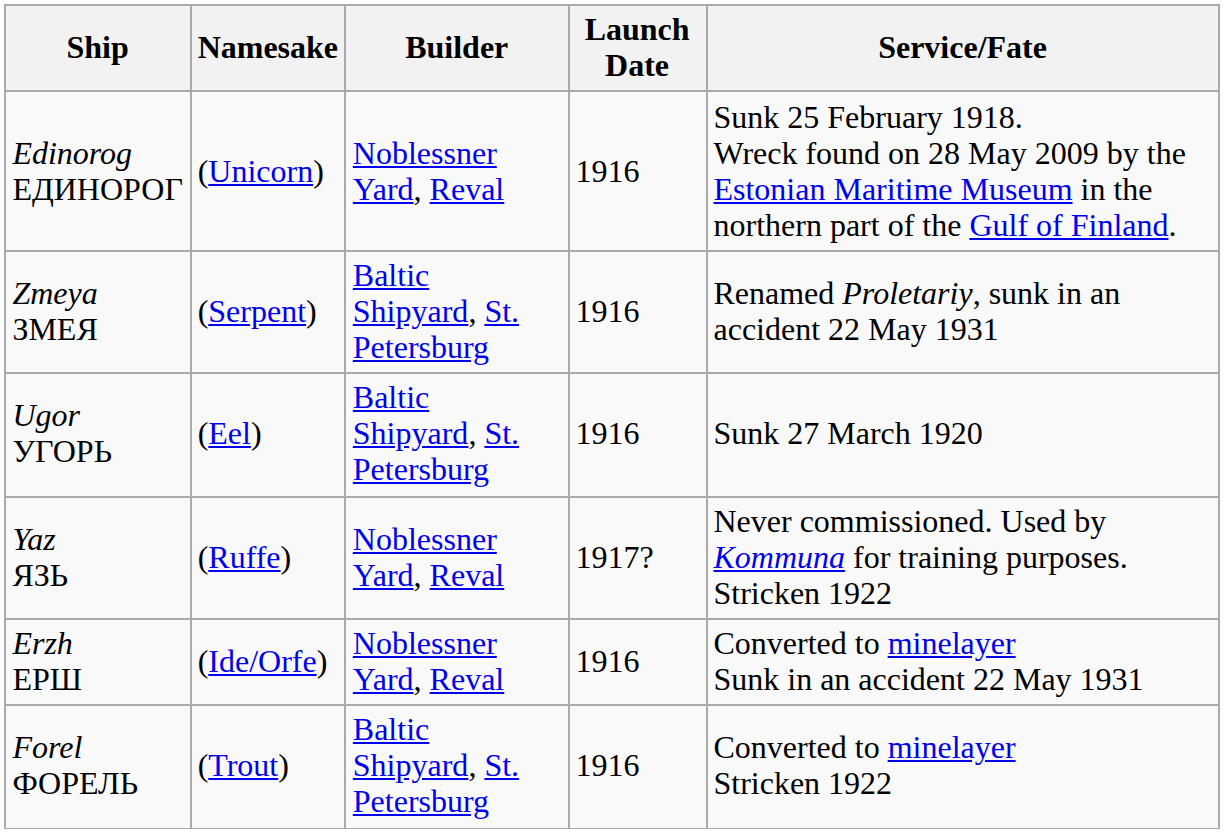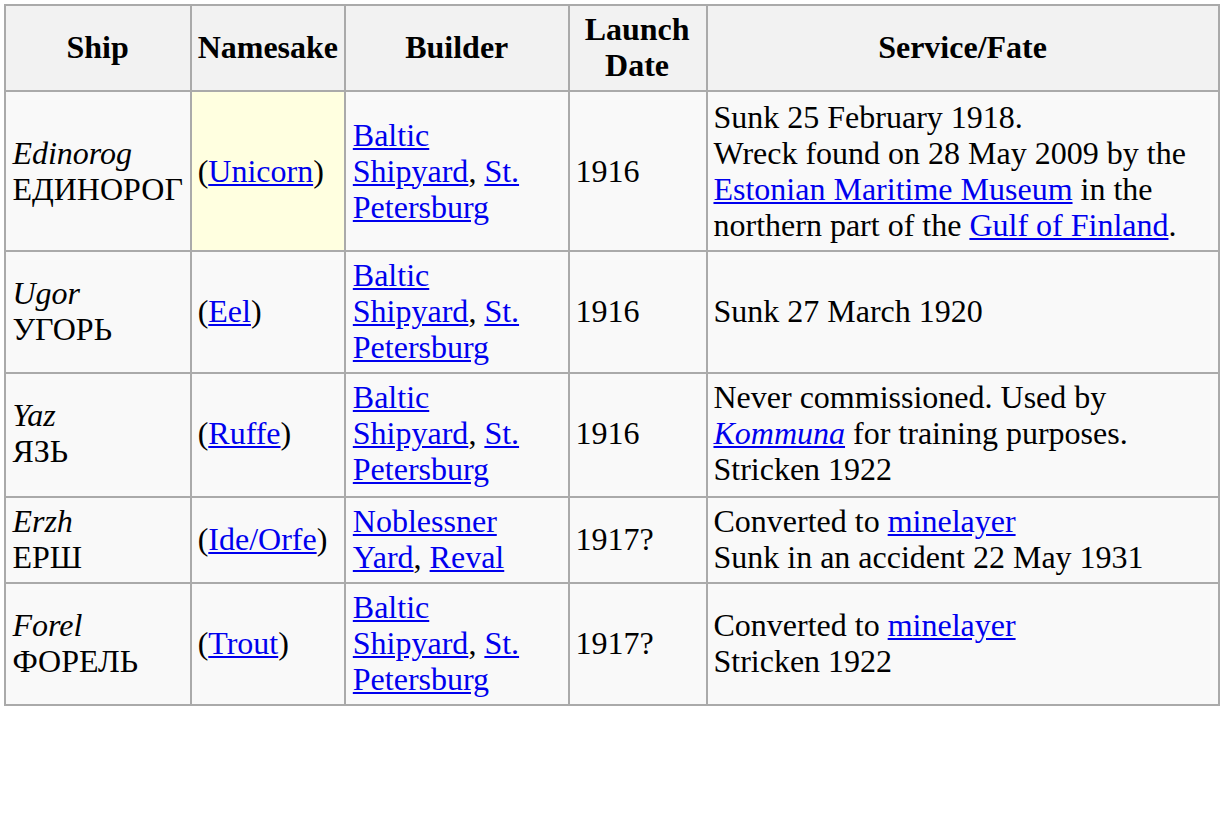(261, 170) no background -> (261, 170) lightyellow background
(429, 170) Noblessner Yard, Reval -> (436, 170) Baltic Shipyard, St. Petersburg
- row: (55, 311)
(429, 556) Noblessner Yard, Reval -> (436, 434) Baltic Shipyard, St. Petersburg
(615, 556) 1917? -> (607, 434) 1916
(607, 661) 1916 -> (615, 538) 1917?
(607, 766) 1916 -> (615, 643) 1917?
